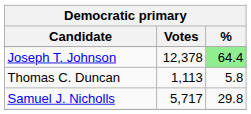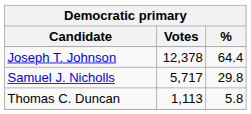(231, 57) lightgreen background -> (231, 57) no background
rows swapped: (61, 99) <-> (64, 78)
